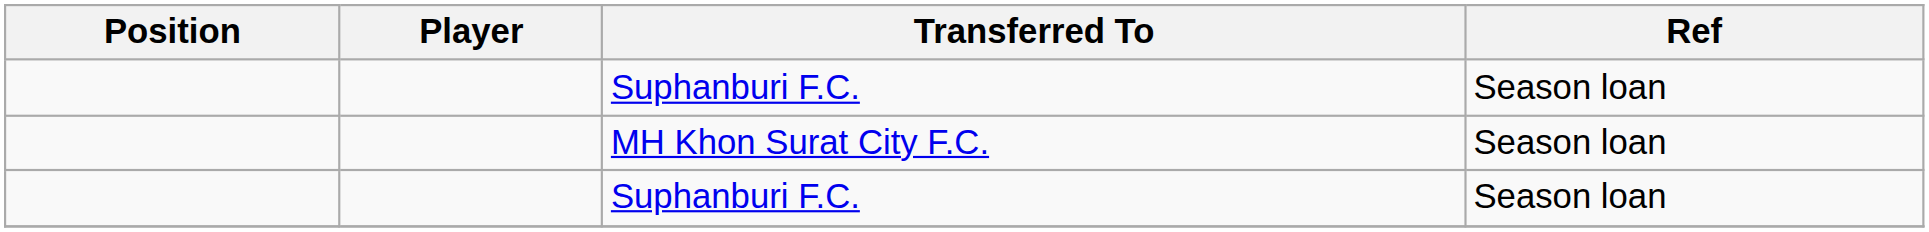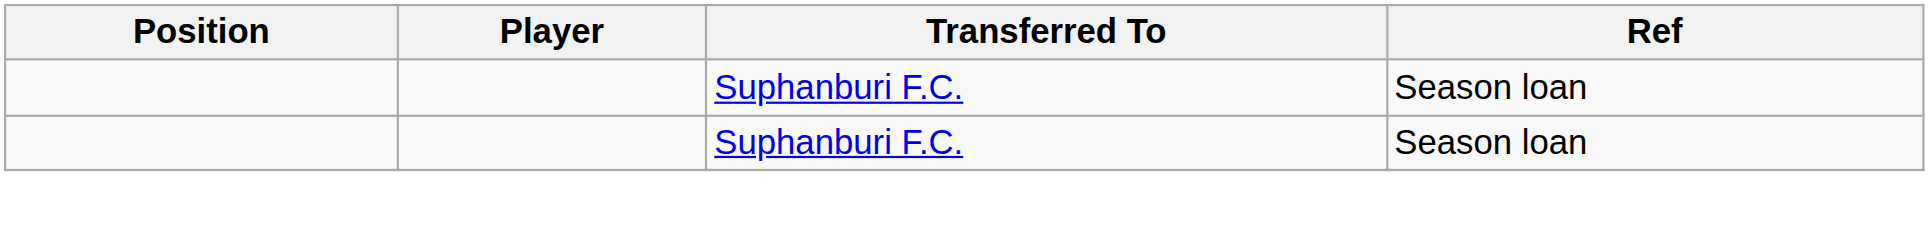- row: (172, 143)
